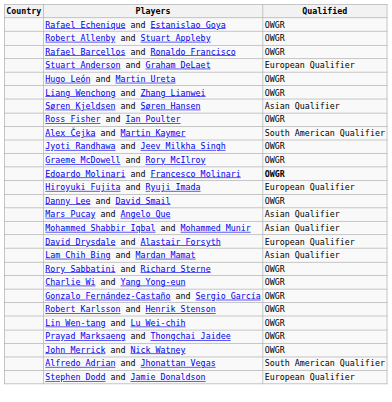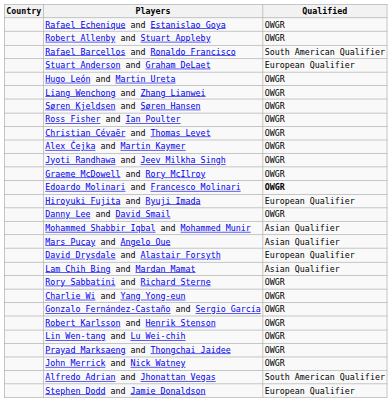(275, 52) OWGR -> (325, 52) South American Qualifier
(302, 106) Asian Qualifier -> (275, 106) OWGR
+ row: (128, 133)
(325, 133) South American Qualifier -> (275, 147) OWGR
rows swapped: (148, 228) <-> (108, 214)
